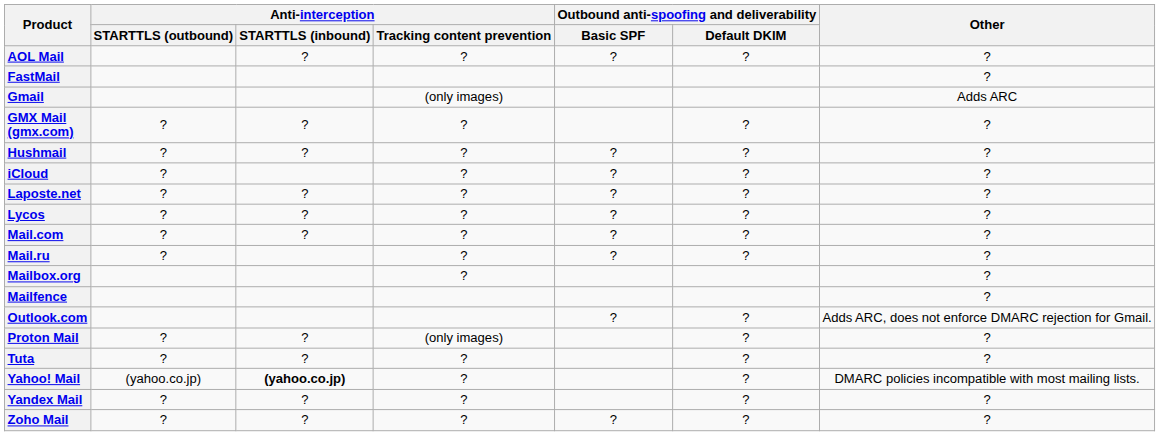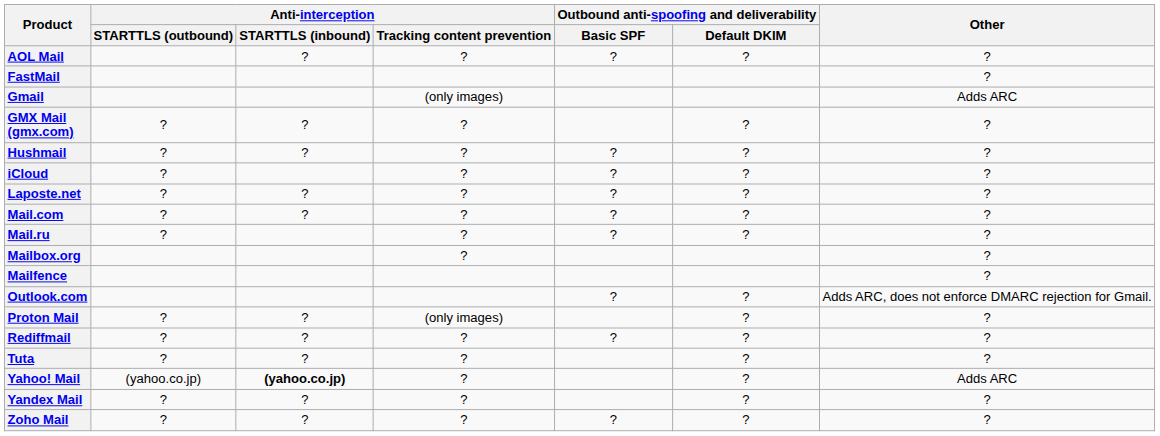- row: (26, 214)
+ row: (39, 337)
(987, 379) DMARC policies incompatible with most mailing lists. -> (987, 379) Adds ARC
